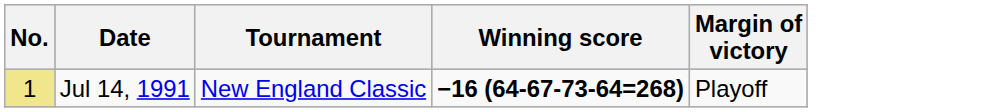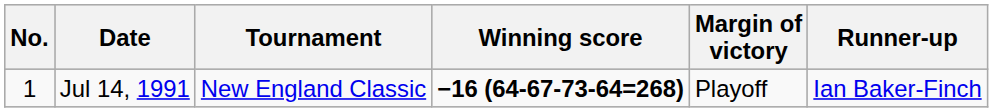+ column: (897, 37)
(30, 88) khaki background -> (30, 88) no background
